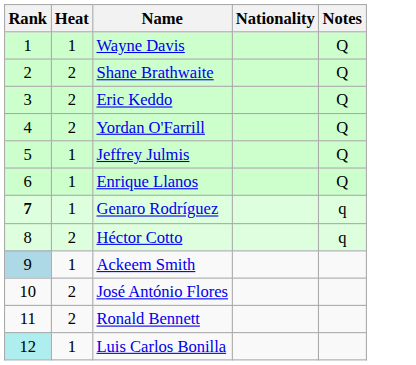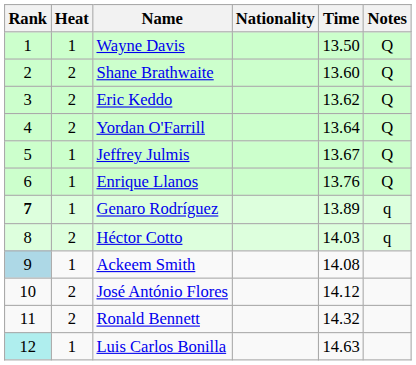+ column: (341, 18)
